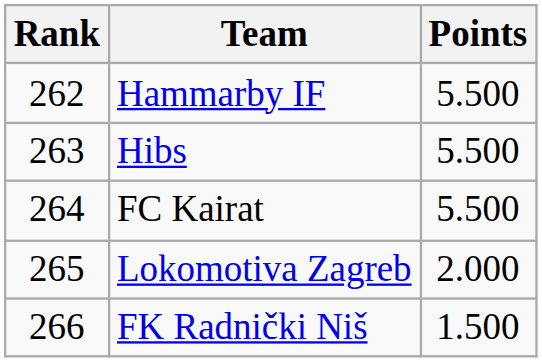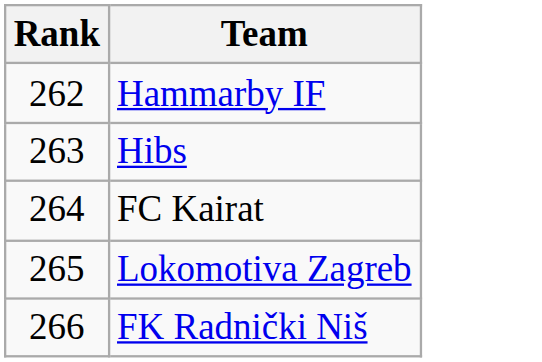- column: (478, 33)
